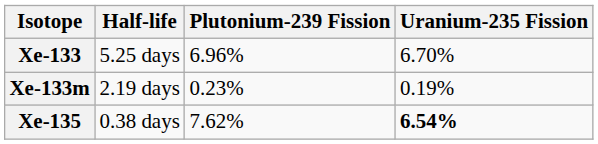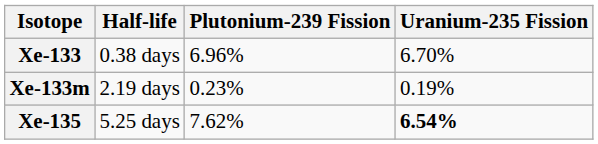(140, 55) 5.25 days -> (140, 55) 0.38 days
(140, 121) 0.38 days -> (140, 121) 5.25 days
